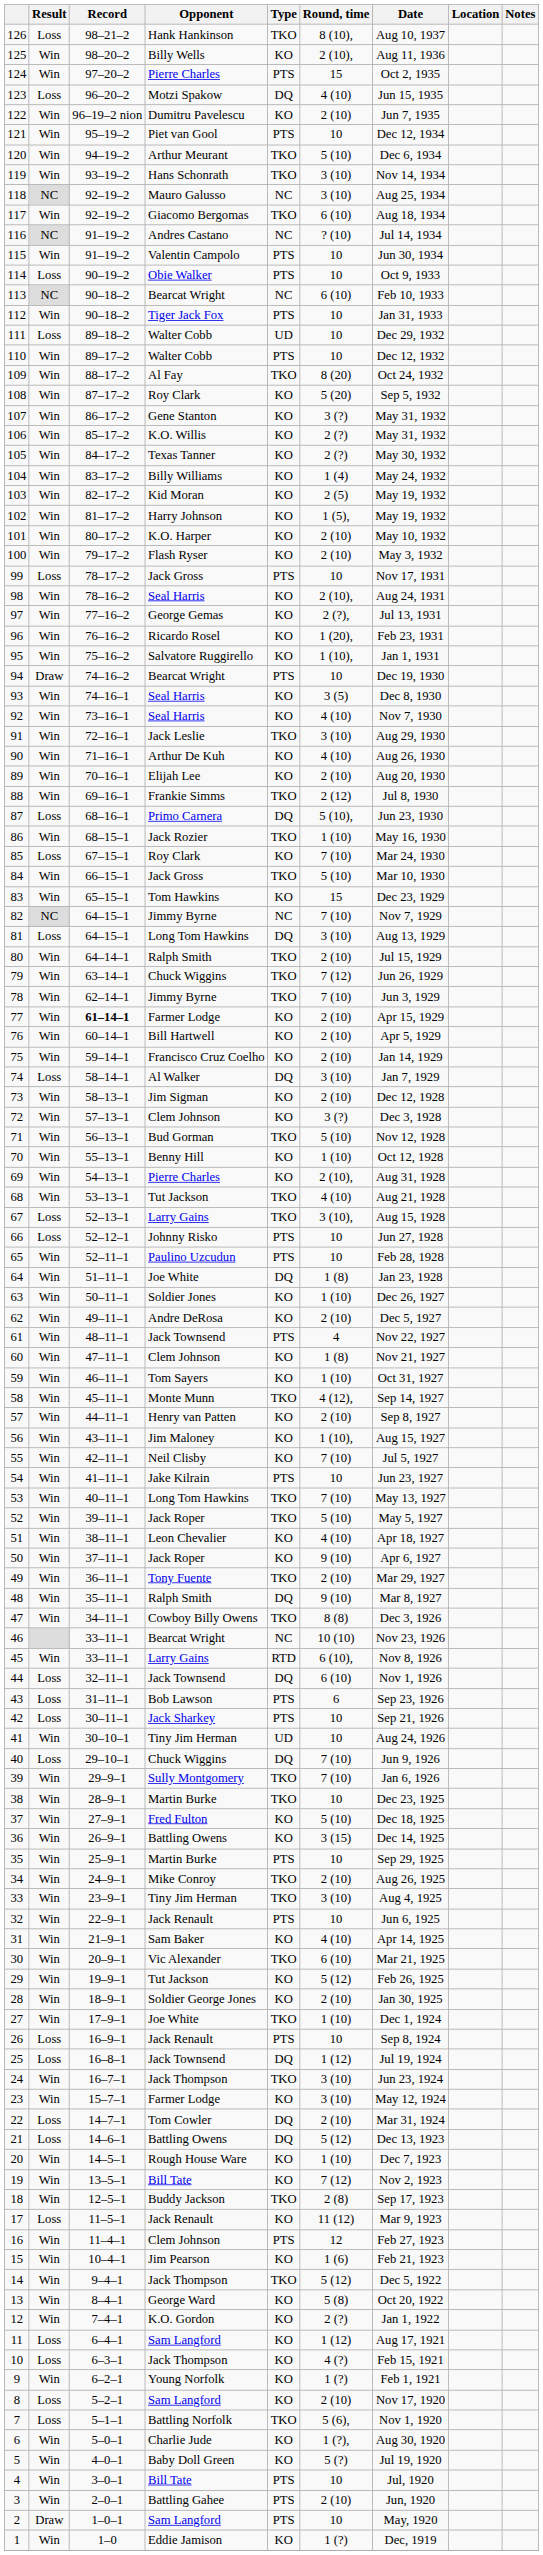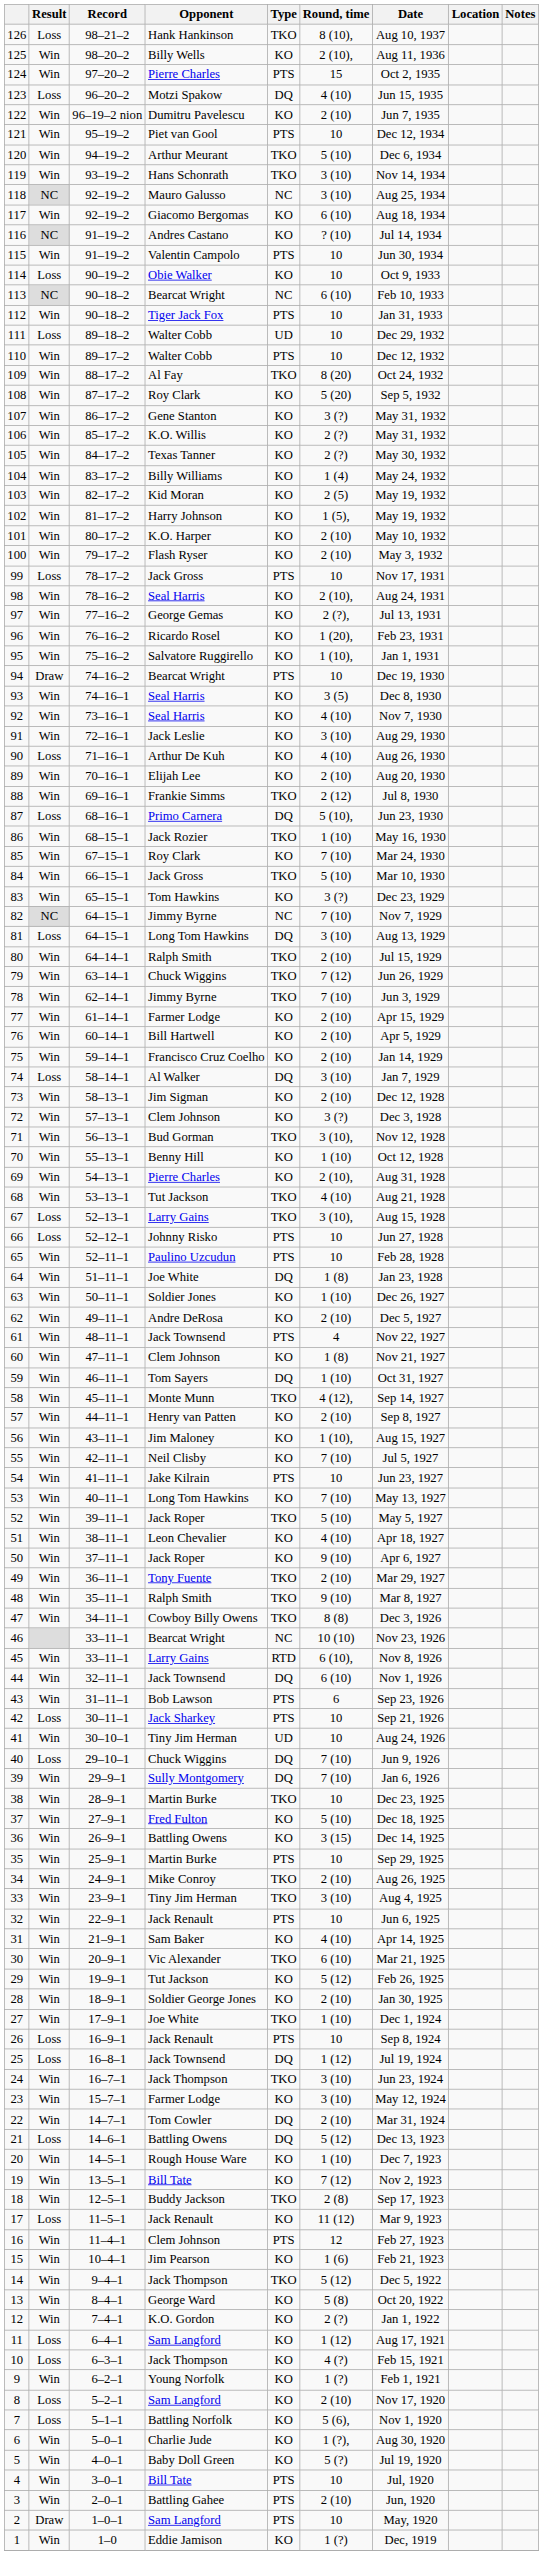(284, 214) TKO -> (284, 214) KO
(284, 235) NC -> (284, 235) KO
(284, 275) PTS -> (284, 275) KO
(284, 736) TKO -> (284, 736) KO
(49, 756) Win -> (49, 756) Loss
(49, 856) Loss -> (49, 856) Win
(336, 896) 15 -> (336, 896) 3 (?)
(107, 1016) bold -> (107, 1016) normal
(336, 1137) 5 (10) -> (336, 1137) 3 (10),
(284, 1377) KO -> (284, 1377) DQ
(284, 1497) TKO -> (284, 1497) KO
(284, 1598) DQ -> (284, 1598) TKO
(49, 1678) Loss -> (49, 1678) Win
(49, 1698) Loss -> (49, 1698) Win
(284, 1778) TKO -> (284, 1778) DQ
(49, 2119) Loss -> (49, 2119) Win
(284, 2420) TKO -> (284, 2420) KO
